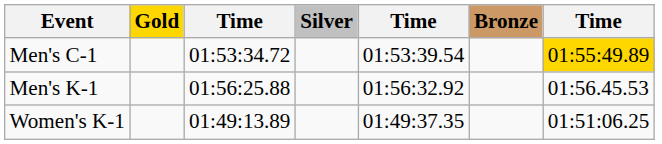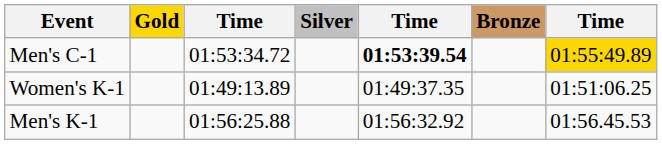(413, 54) normal -> (415, 54) bold
rows swapped: (54, 88) <-> (67, 121)
